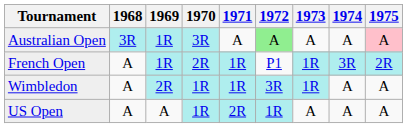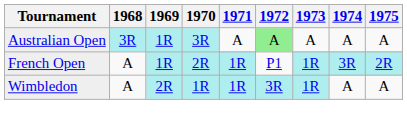(384, 39) pink background -> (384, 39) no background
- row: (35, 110)
